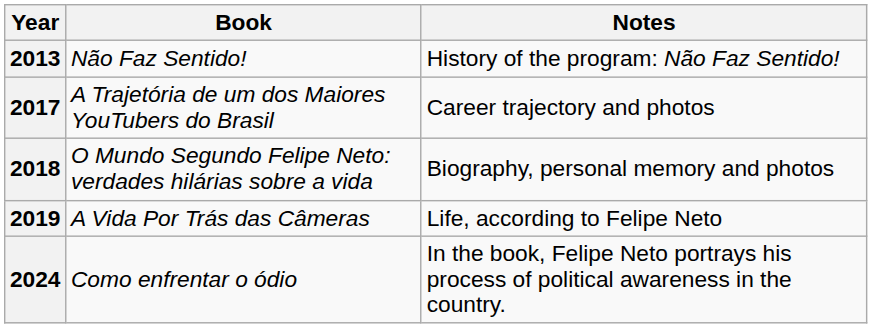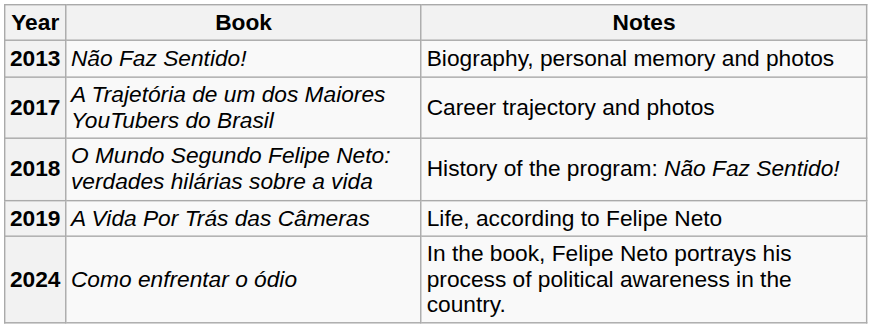(633, 58) History of the program: Não Faz Sentido! -> (630, 58) Biography, personal memory and photos
(630, 168) Biography, personal memory and photos -> (633, 168) History of the program: Não Faz Sentido!
